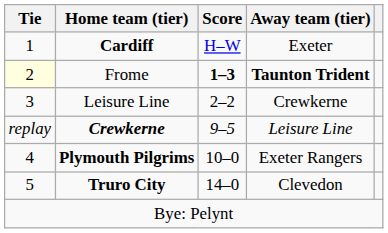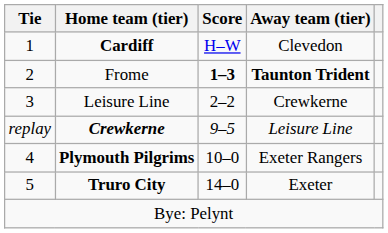(310, 45) Exeter -> (310, 45) Clevedon
(30, 73) lightyellow background -> (30, 73) no background
(310, 184) Clevedon -> (310, 184) Exeter
